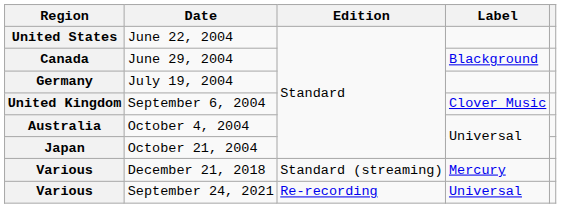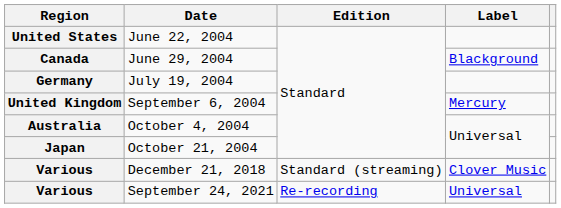(498, 104) Clover Music -> (477, 104) Mercury
(477, 170) Mercury -> (498, 170) Clover Music
